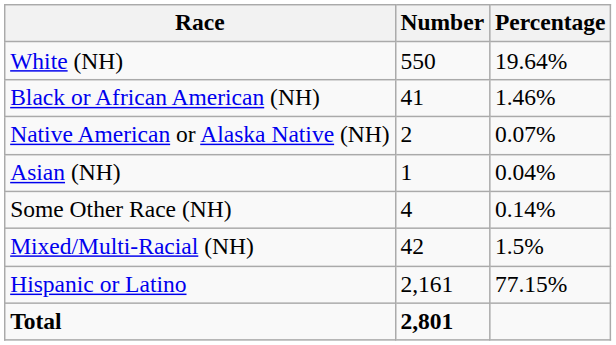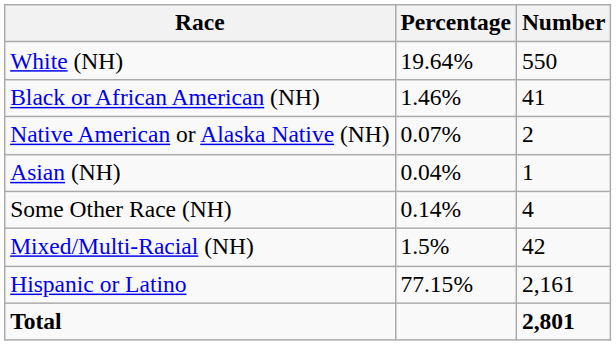columns swapped: (442, 23) <-> (550, 23)
